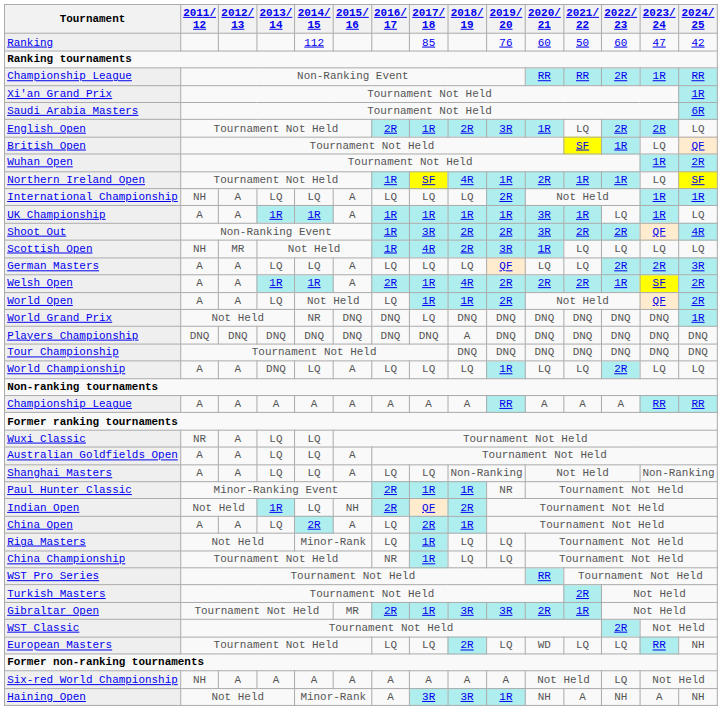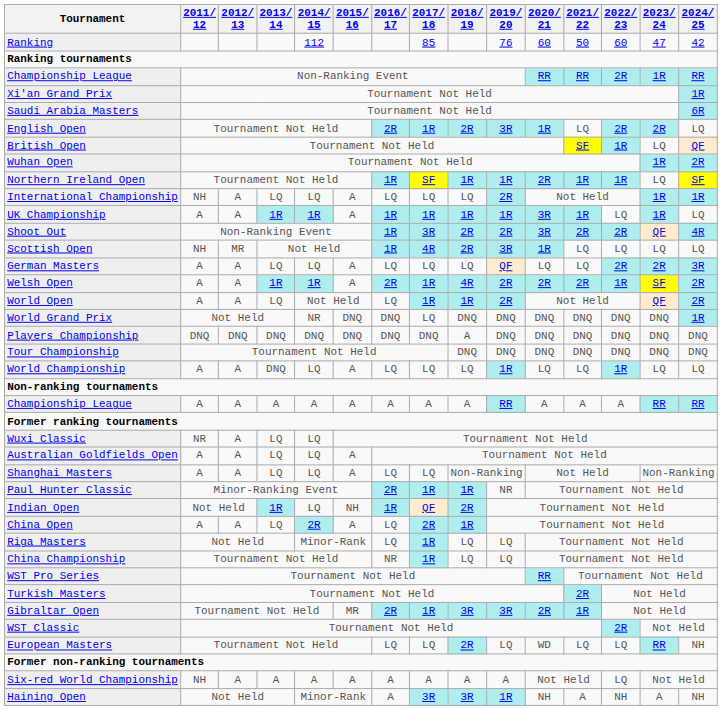(467, 180) 4R -> (467, 180) 1R
(621, 370) 2R -> (621, 370) 1R
(390, 508) 2R -> (390, 508) 1R
